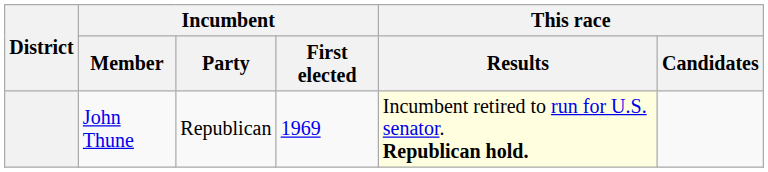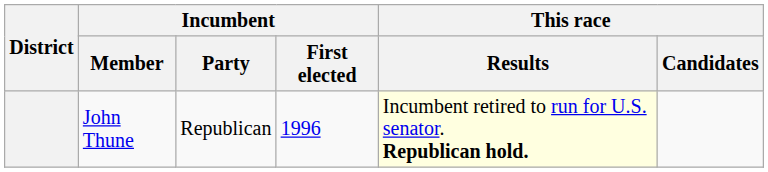(301, 128) 1969 -> (301, 128) 1996
